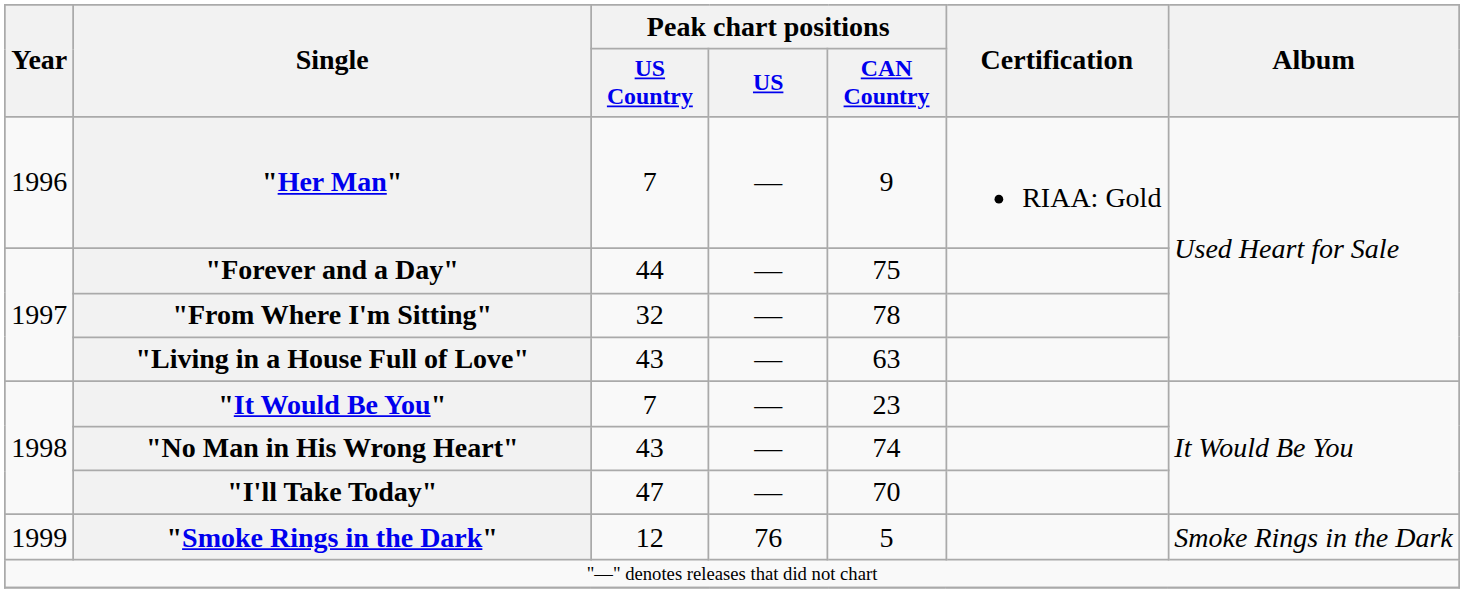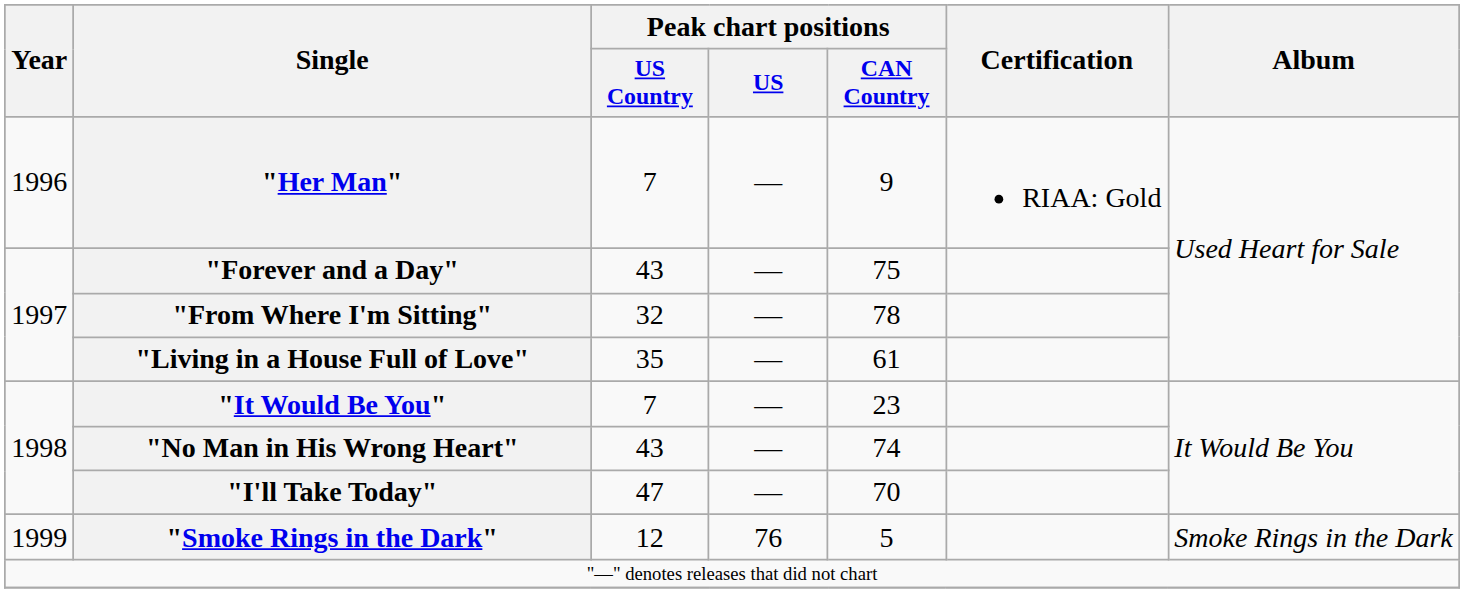(650, 270) 44 -> (650, 270) 43
(650, 359) 43 -> (650, 359) 35
(887, 359) 63 -> (887, 359) 61
